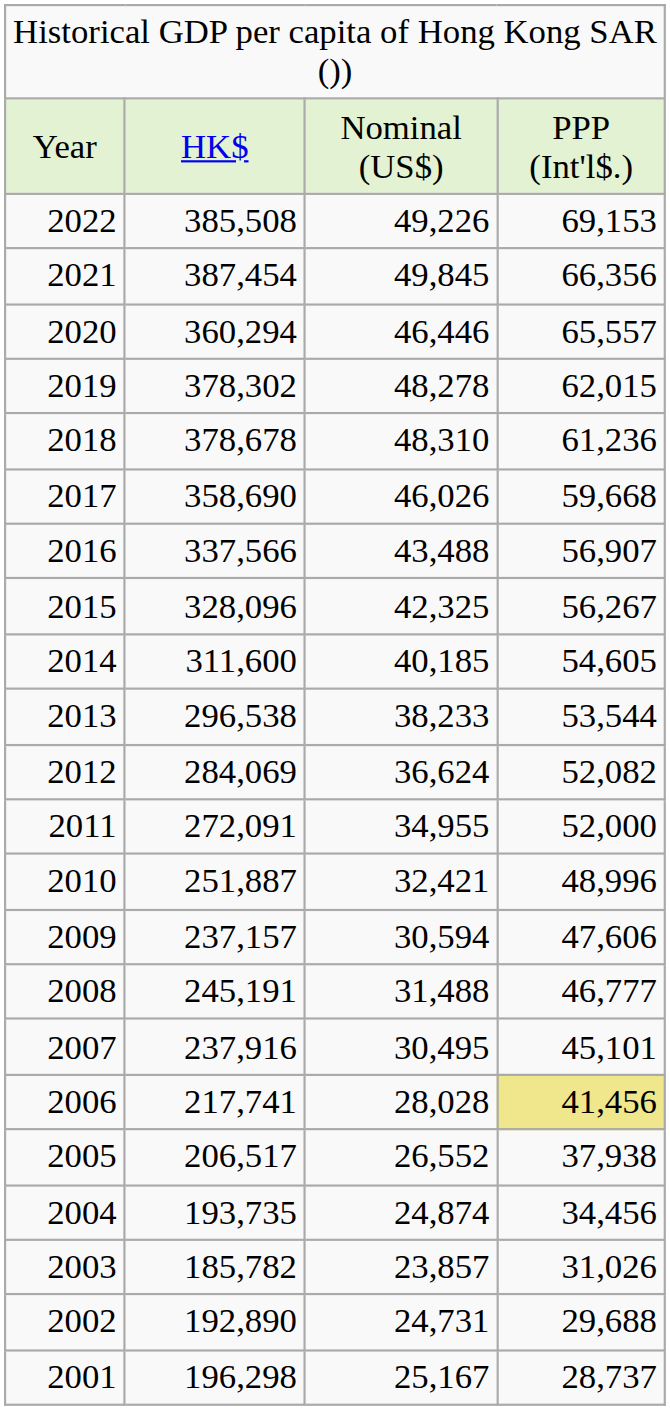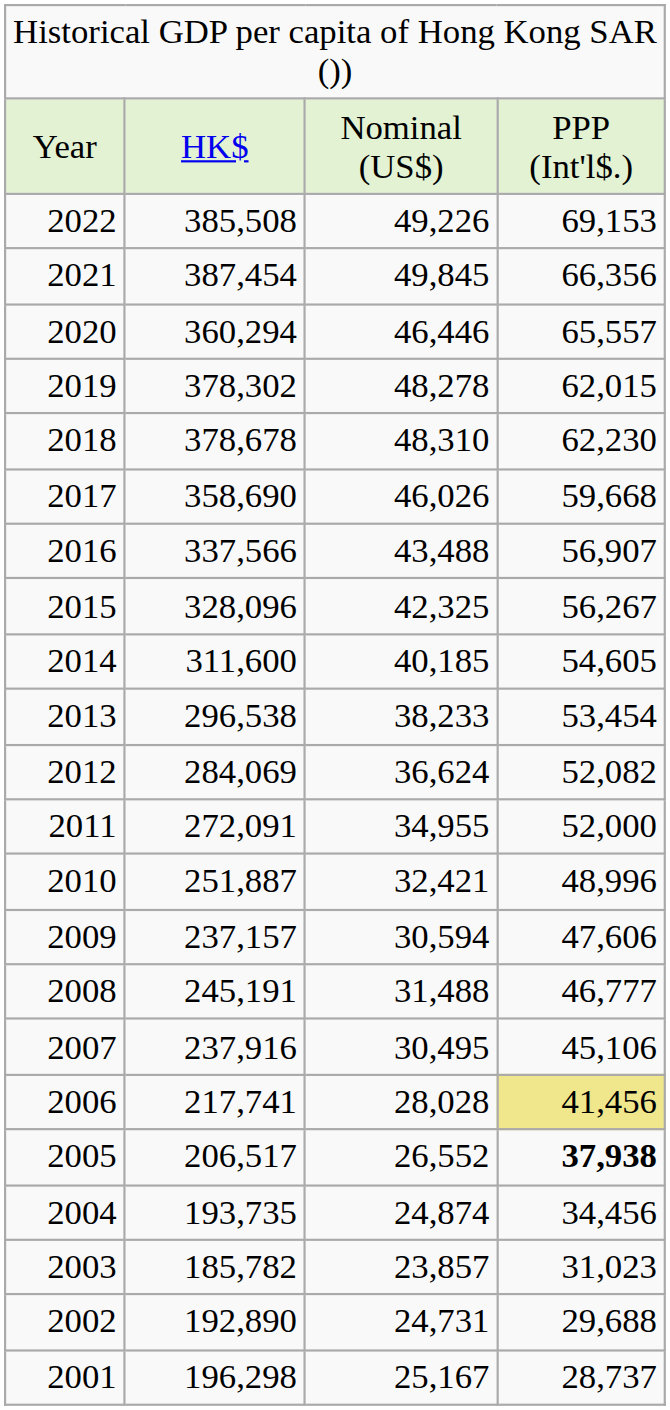(609, 440) 61,236 -> (609, 440) 62,230
(609, 715) 53,544 -> (609, 715) 53,454
(609, 1046) 45,101 -> (609, 1046) 45,106
(609, 1156) normal -> (609, 1156) bold
(609, 1266) 31,026 -> (609, 1266) 31,023
